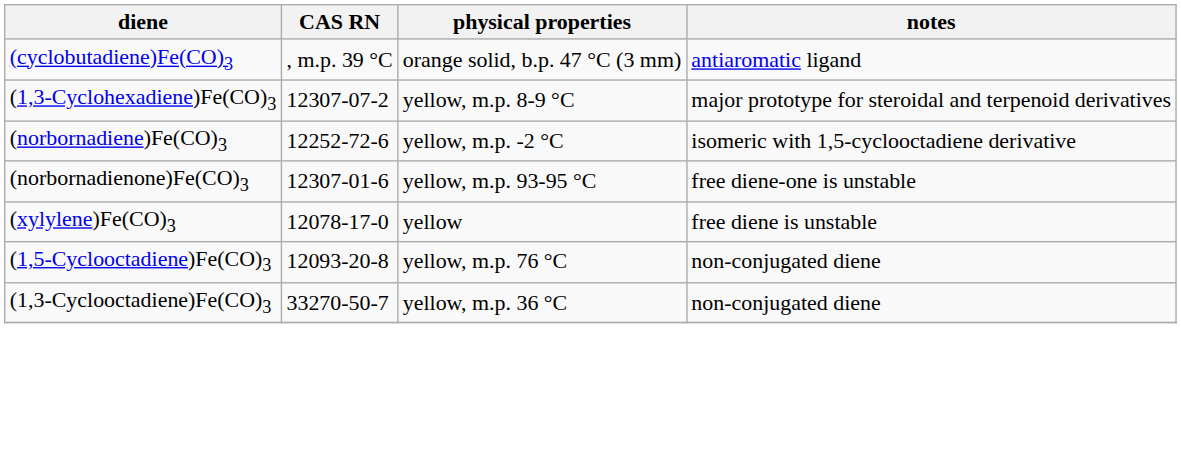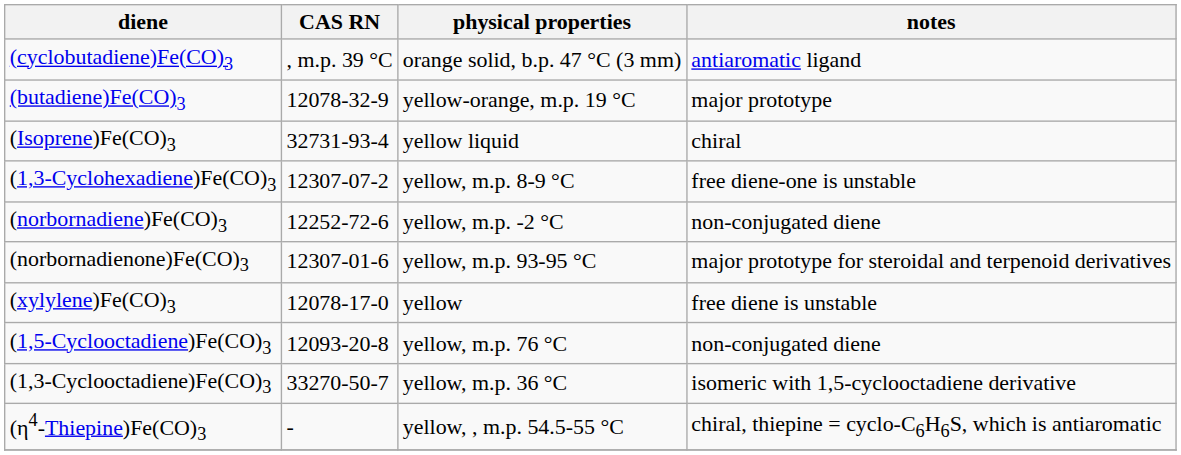+ row: (98, 100)
+ row: (93, 140)
(931, 100) major prototype for steroidal and terpenoid derivatives -> (804, 181) free diene-one is unstable
(884, 140) isomeric with 1,5-cyclooctadiene derivative -> (786, 221) non-conjugated diene
(804, 181) free diene-one is unstable -> (931, 262) major prototype for steroidal and terpenoid derivatives
(786, 302) non-conjugated diene -> (884, 383) isomeric with 1,5-cyclooctadiene derivative
+ row: (108, 426)
